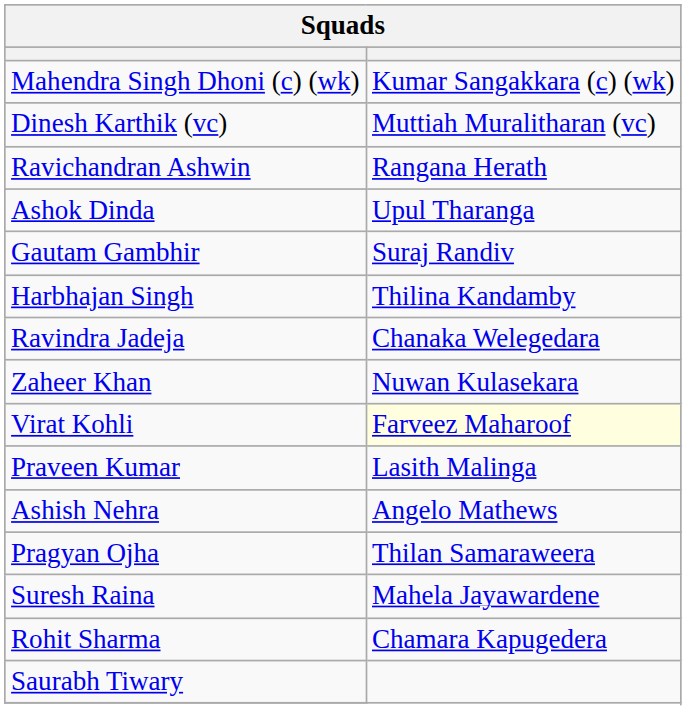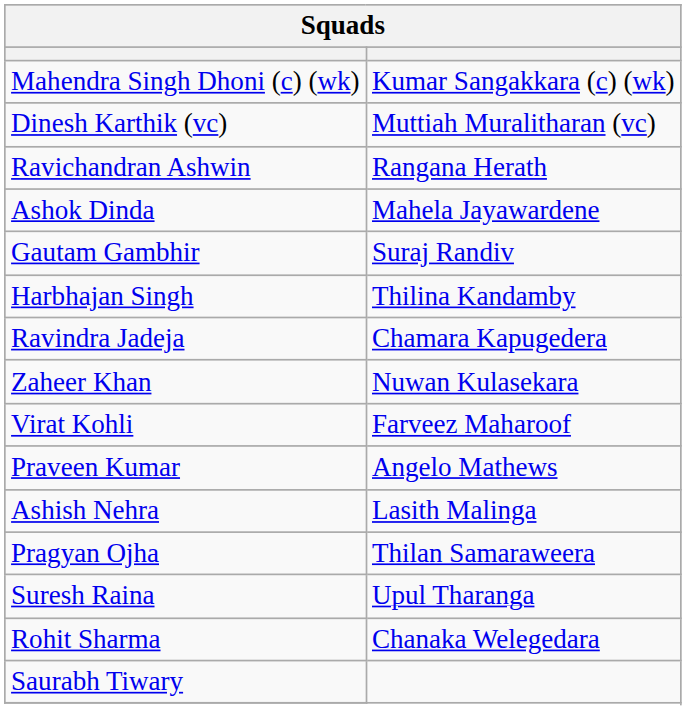(453, 209) Upul Tharanga -> (486, 209) Mahela Jayawardene
(486, 338) Chanaka Welegedara -> (489, 338) Chamara Kapugedera
(471, 424) lightyellow background -> (471, 424) no background
(454, 467) Lasith Malinga -> (465, 467) Angelo Mathews
(465, 510) Angelo Mathews -> (454, 510) Lasith Malinga
(486, 595) Mahela Jayawardene -> (453, 595) Upul Tharanga
(489, 638) Chamara Kapugedera -> (486, 638) Chanaka Welegedara
